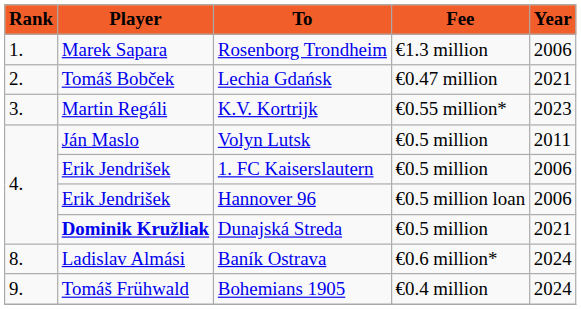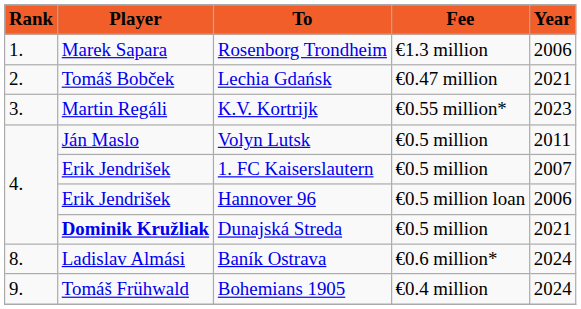(553, 169) 2006 -> (553, 169) 2007
